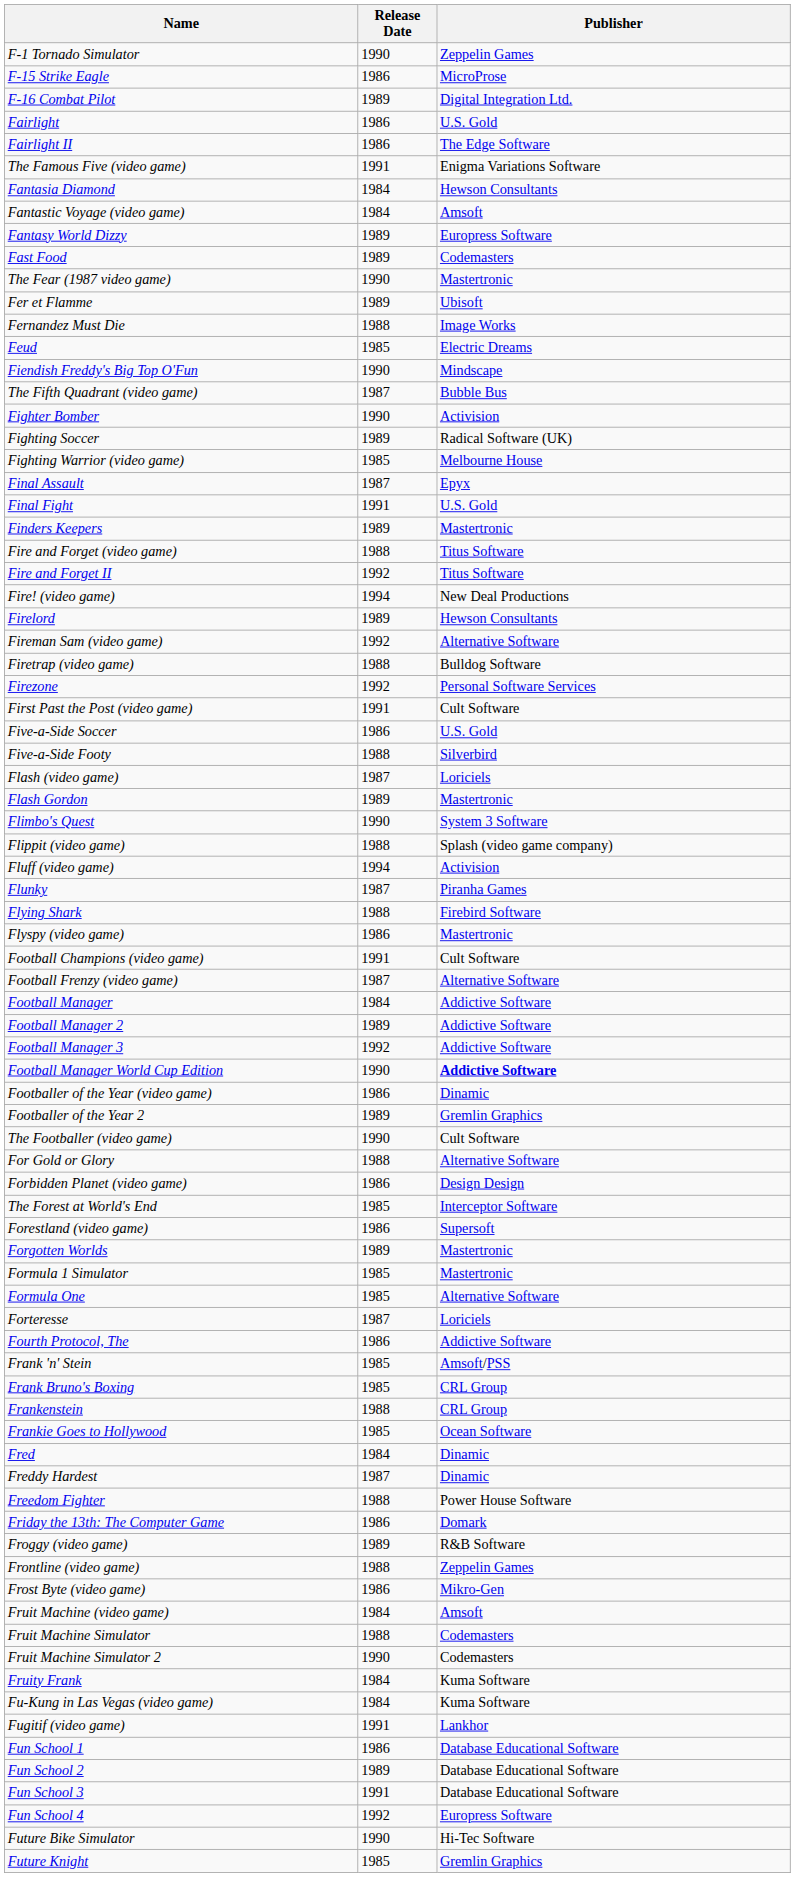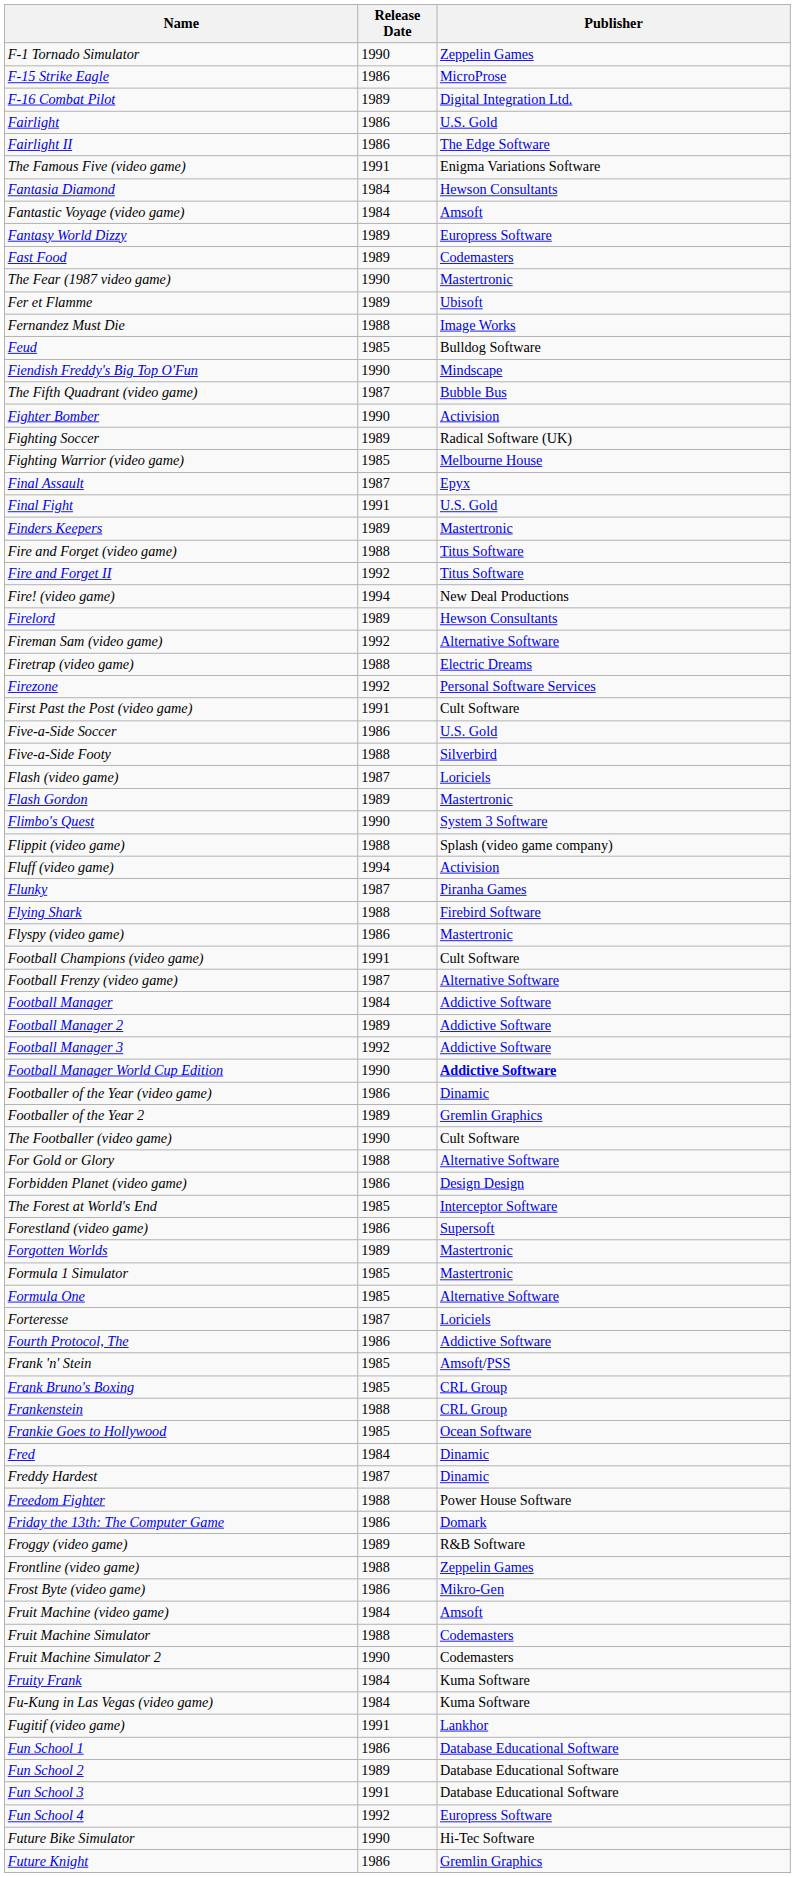(486, 347) Electric Dreams -> (490, 347) Bulldog Software
(490, 664) Bulldog Software -> (486, 664) Electric Dreams
(376, 1861) 1985 -> (376, 1861) 1986
